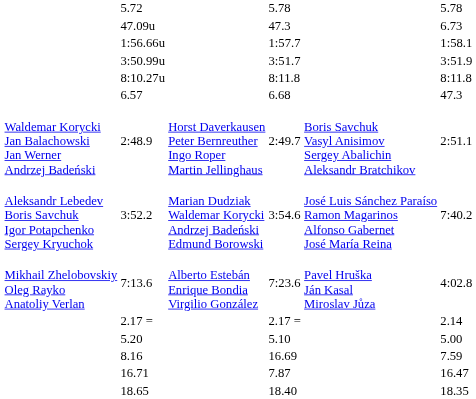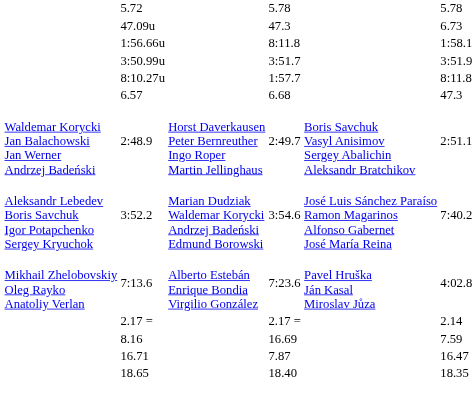(285, 43) 1:57.7 -> (284, 43) 8:11.8
(284, 78) 8:11.8 -> (285, 78) 1:57.7
- row: (131, 338)
